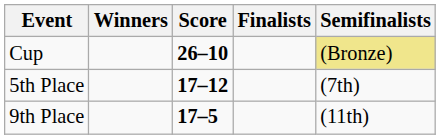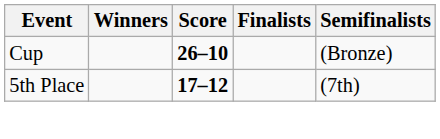(356, 52) khaki background -> (356, 52) no background
- row: (47, 117)
